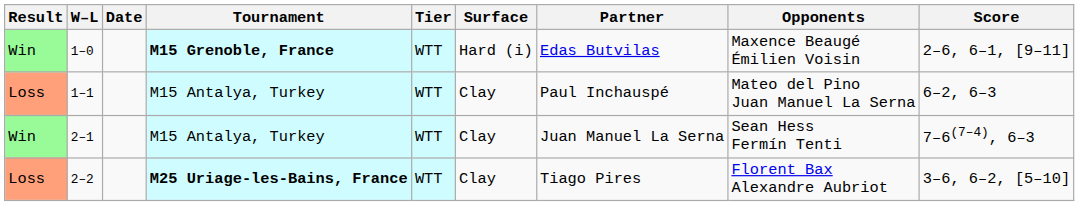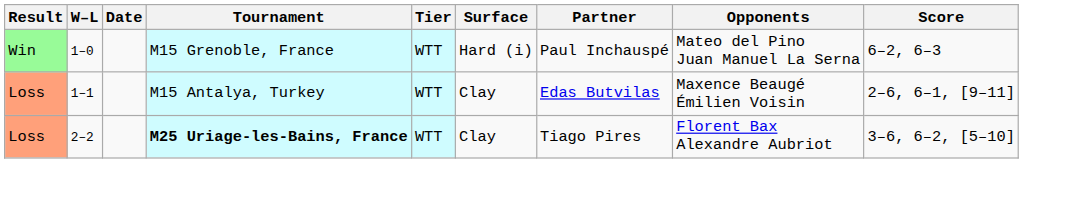(242, 51) bold -> (242, 51) normal
(600, 51) Edas Butvilas -> (604, 51) Paul Inchauspé
(796, 51) Maxence Beaugé Émilien Voisin -> (768, 51) Mateo del Pino Juan Manuel La Serna
(996, 51) 2–6, 6–1, [9–11] -> (904, 51) 6–2, 6–3
(604, 94) Paul Inchauspé -> (600, 94) Edas Butvilas
(823, 94) Mateo del Pino Juan Manuel La Serna -> (741, 94) Maxence Beaugé Émilien Voisin
(960, 94) 6–2, 6–3 -> (941, 94) 2–6, 6–1, [9–11]
- row: (82, 137)
